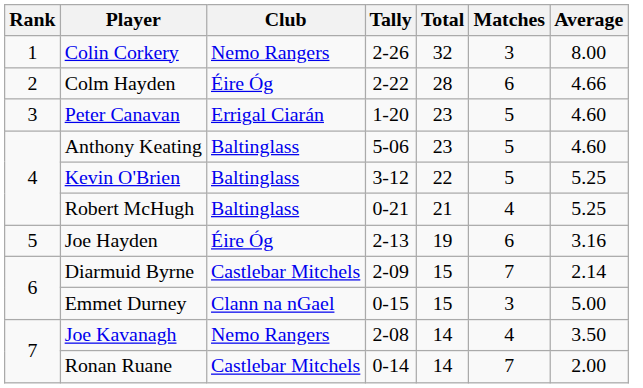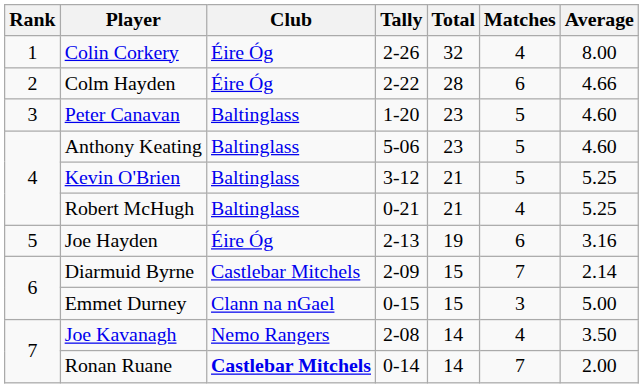(270, 51) Nemo Rangers -> (242, 51) Éire Óg
(509, 51) 3 -> (520, 51) 4
(267, 114) Errigal Ciarán -> (255, 114) Baltinglass
(443, 177) 22 -> (453, 177) 21
(286, 366) normal -> (291, 366) bold
